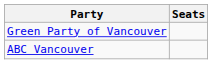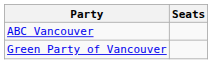rows swapped: (50, 49) <-> (87, 31)
